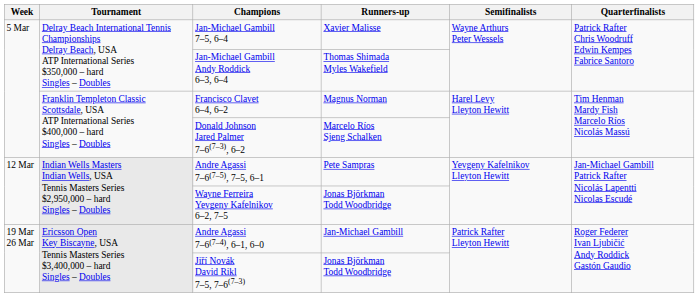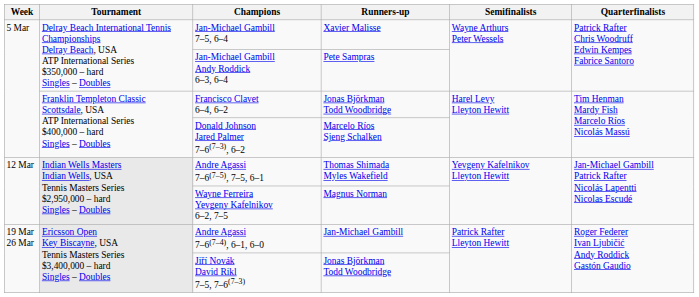(356, 63) Thomas Shimada Myles Wakefield -> (349, 57) Pete Sampras
(355, 99) Magnus Norman -> (357, 104) Jonas Björkman Todd Woodbridge
(349, 165) Pete Sampras -> (356, 171) Thomas Shimada Myles Wakefield
(357, 199) Jonas Björkman Todd Woodbridge -> (355, 194) Magnus Norman
